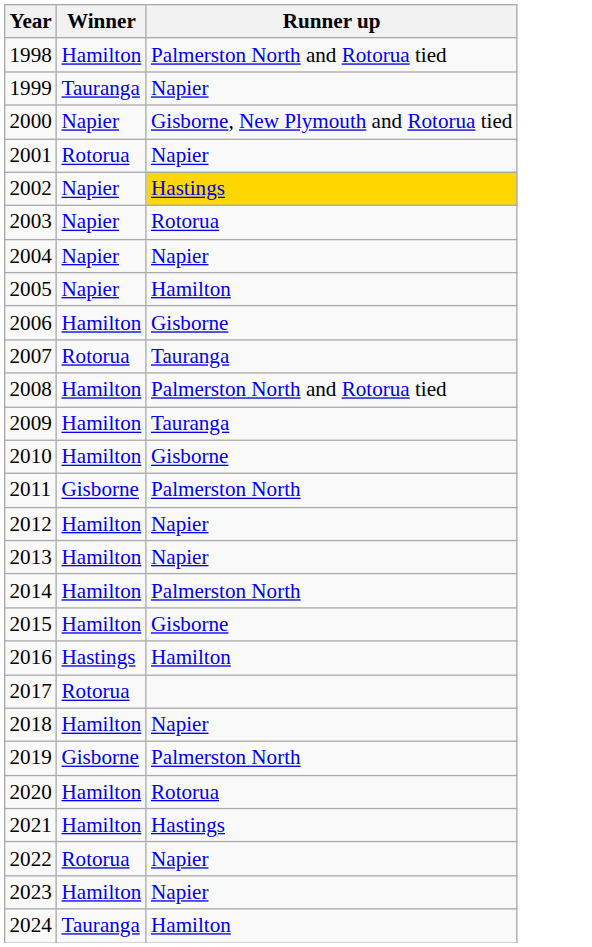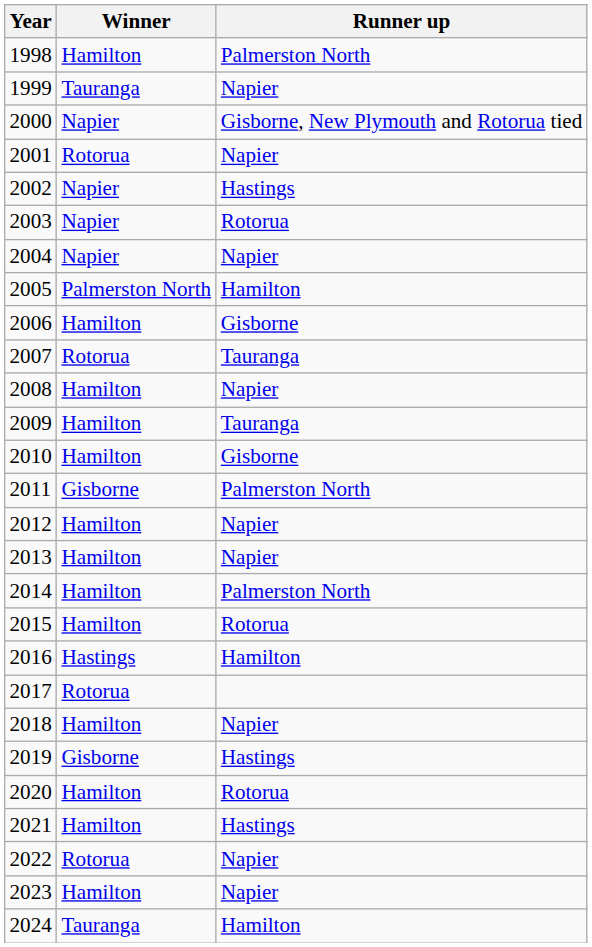(299, 54) Palmerston North and Rotorua tied -> (296, 54) Palmerston North
(188, 188) gold background -> (258, 188) no background
(90, 289) Napier -> (136, 289) Palmerston North
(299, 389) Palmerston North and Rotorua tied -> (250, 389) Napier
(190, 624) Gisborne -> (255, 624) Rotorua
(226, 758) Palmerston North -> (258, 758) Hastings
